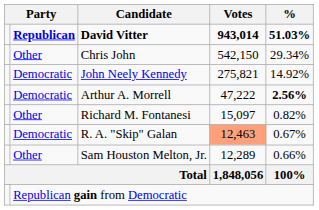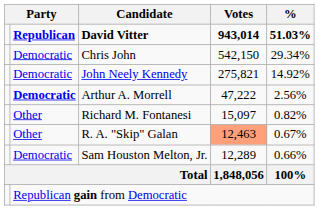(28, 54) Other -> (43, 54) Democratic
(43, 94) normal -> (44, 94) bold
(290, 94) bold -> (290, 94) normal
(43, 134) Democratic -> (28, 134) Other
(28, 154) Other -> (43, 154) Democratic
